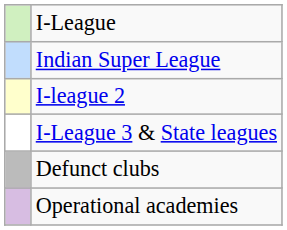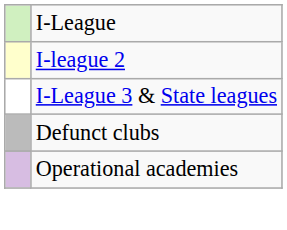- row: (128, 59)
